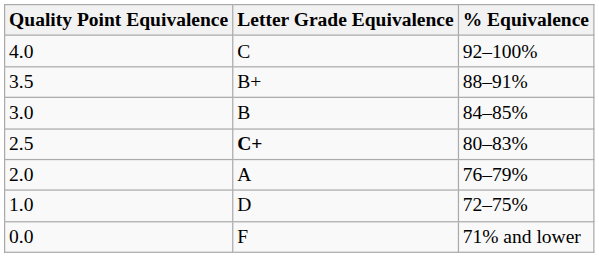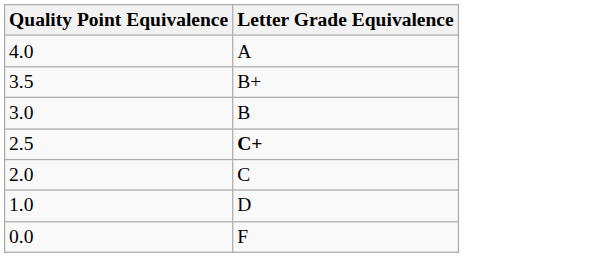- column: (526, 19)
(244, 50) C -> (244, 50) A
(244, 174) A -> (244, 174) C
